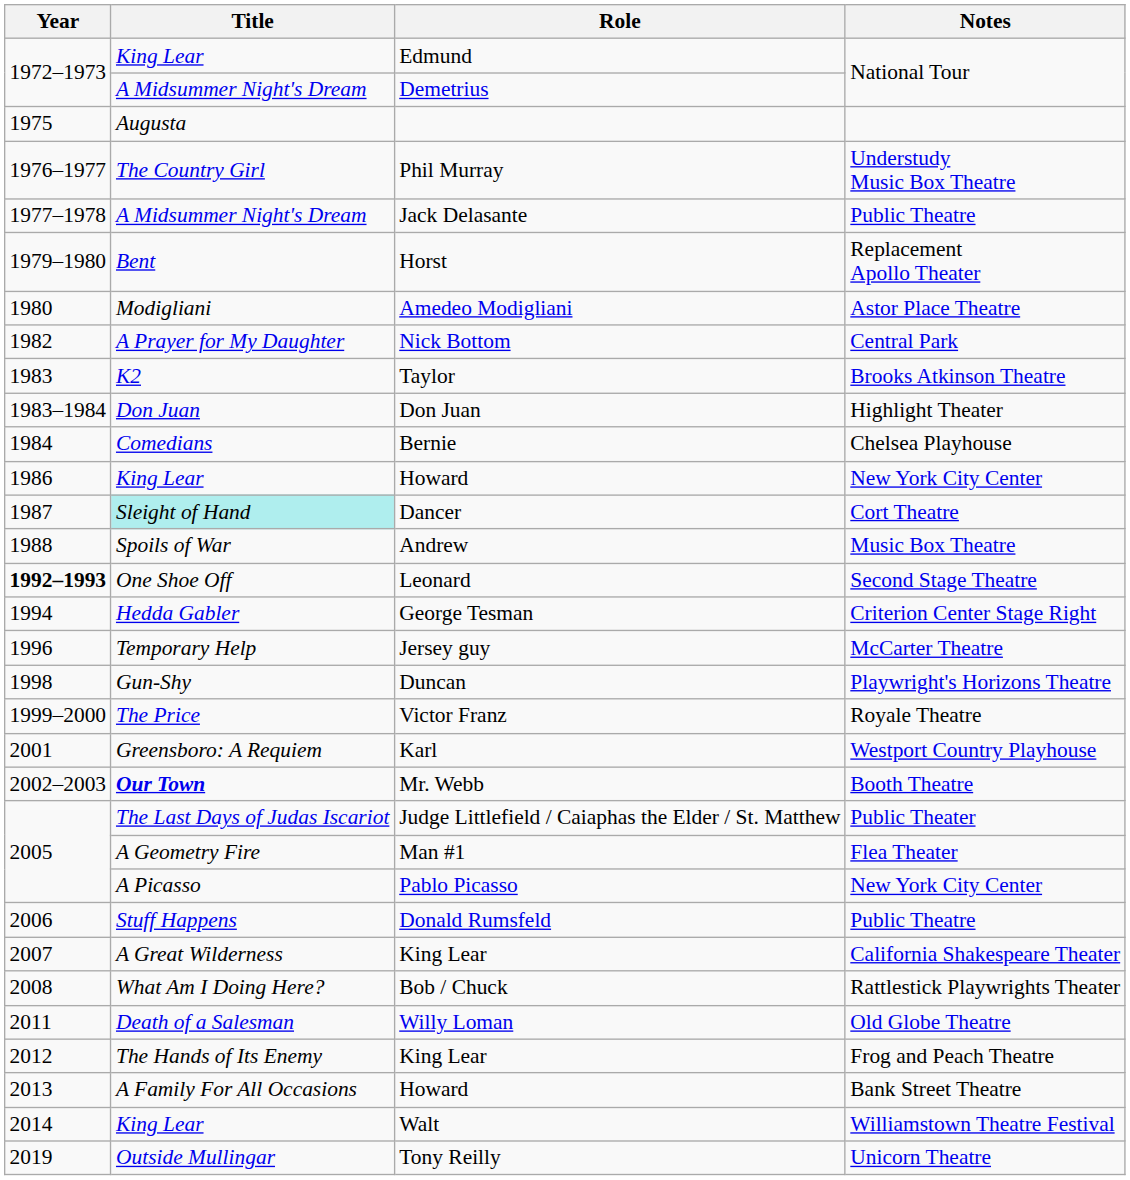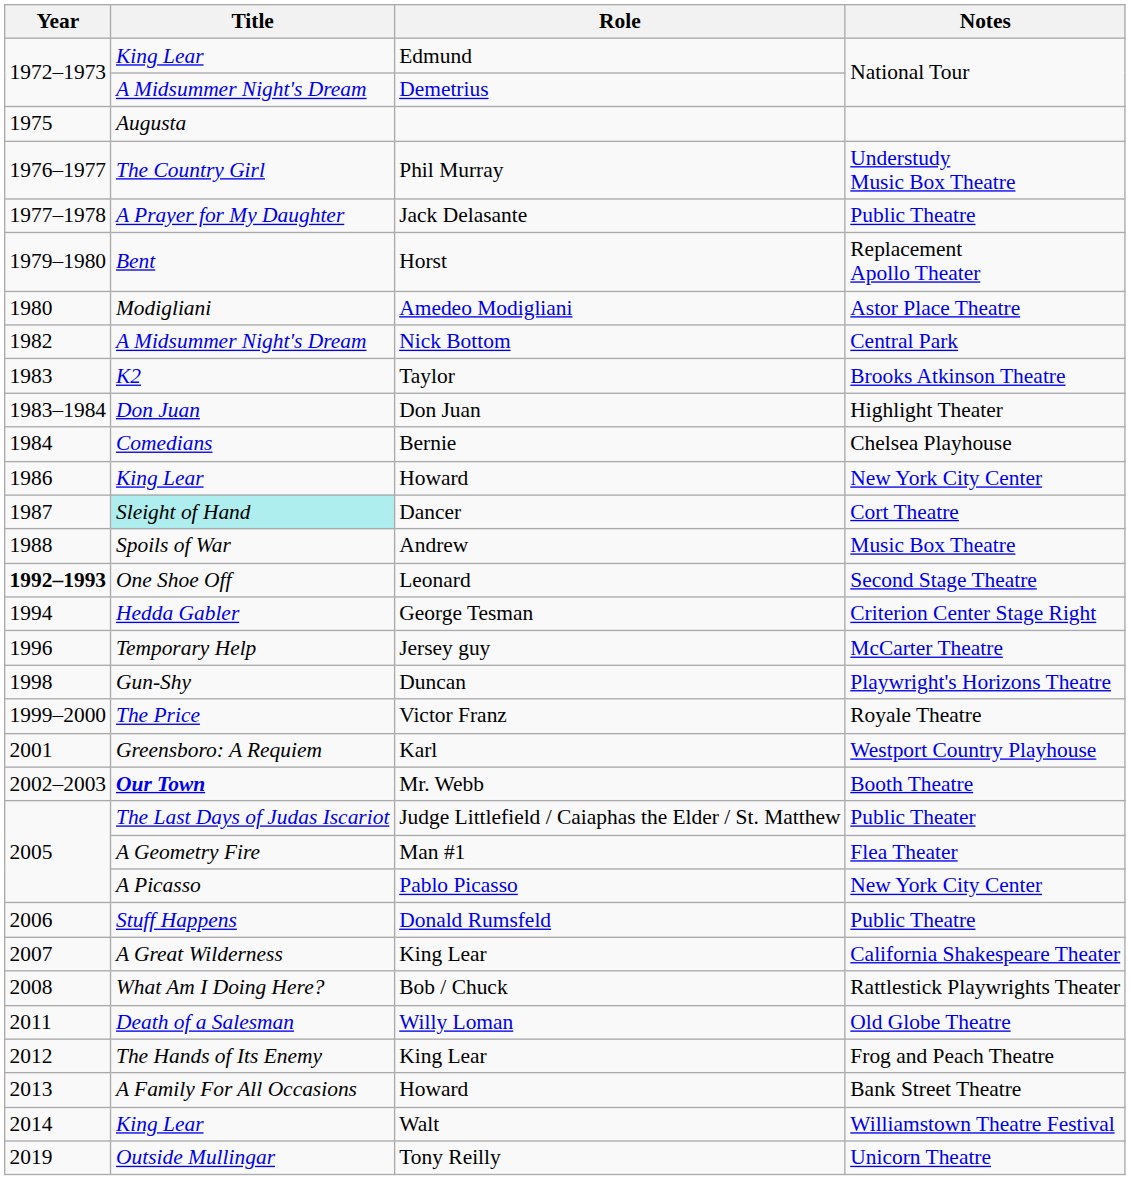(241, 215) A Midsummer Night's Dream -> (230, 215) A Prayer for My Daughter
(230, 341) A Prayer for My Daughter -> (241, 341) A Midsummer Night's Dream
